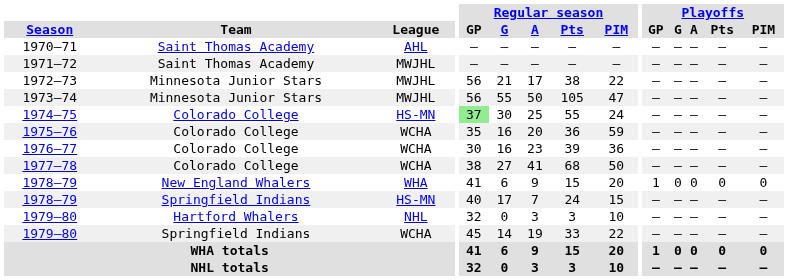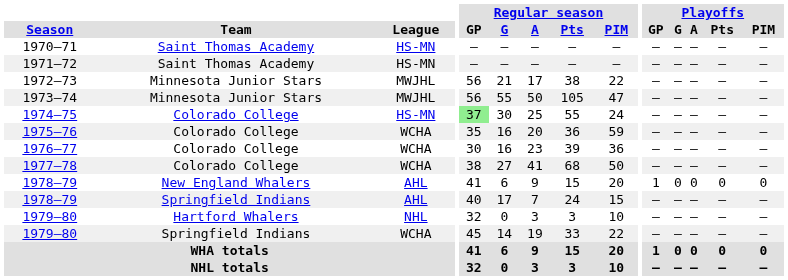(416, 46) AHL -> (416, 46) HS-MN
(416, 64) MWJHL -> (416, 64) HS-MN
(416, 182) WHA -> (416, 182) AHL
(416, 200) HS-MN -> (416, 200) AHL
